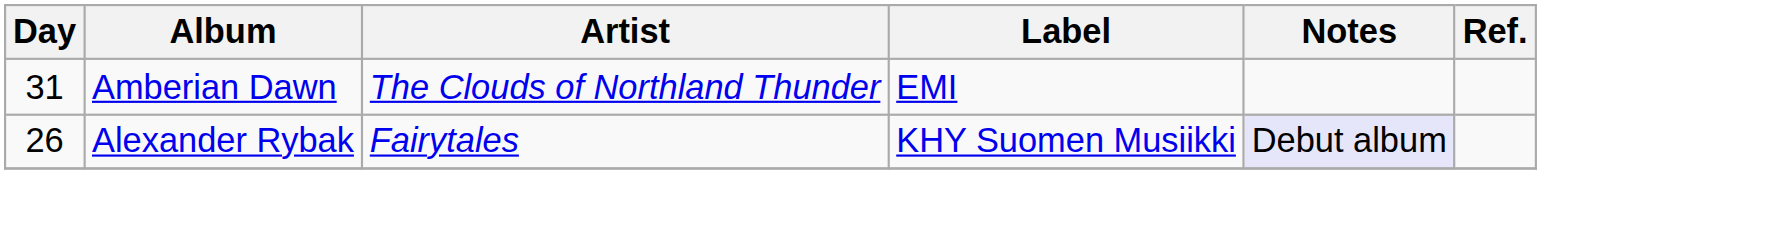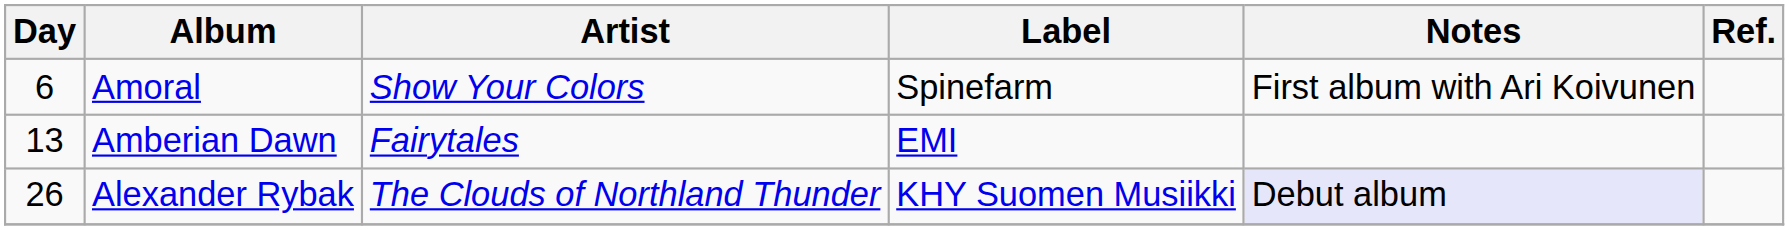+ row: (146, 86)
(45, 86) 31 -> (45, 140) 13
(625, 86) The Clouds of Northland Thunder -> (444, 140) Fairytales
(444, 140) Fairytales -> (625, 195) The Clouds of Northland Thunder
